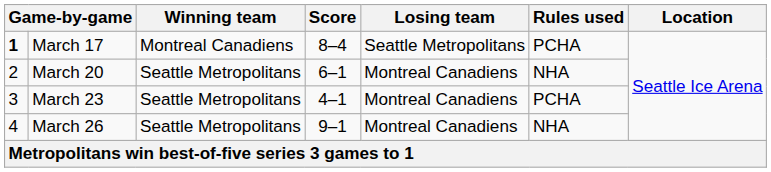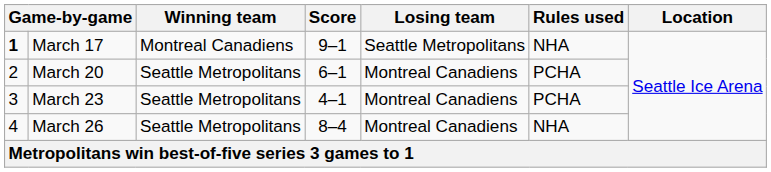(333, 45) 8–4 -> (333, 45) 9–1
(557, 45) PCHA -> (551, 45) NHA
(551, 72) NHA -> (557, 72) PCHA
(333, 126) 9–1 -> (333, 126) 8–4
